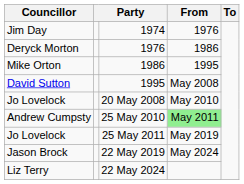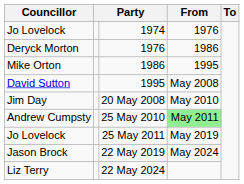(27, 30) Jim Day -> (36, 30) Jo Lovelock
(36, 100) Jo Lovelock -> (27, 100) Jim Day
